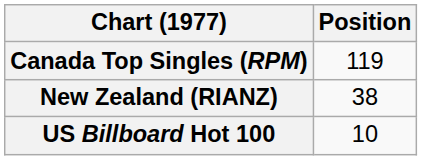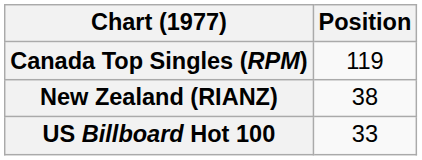(365, 135) 10 -> (365, 135) 33
